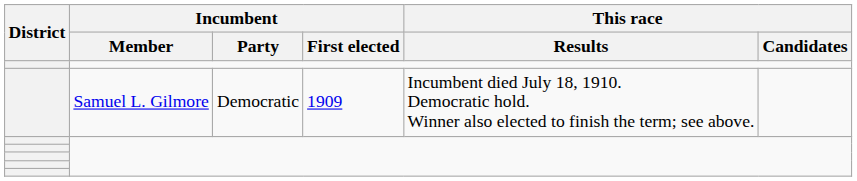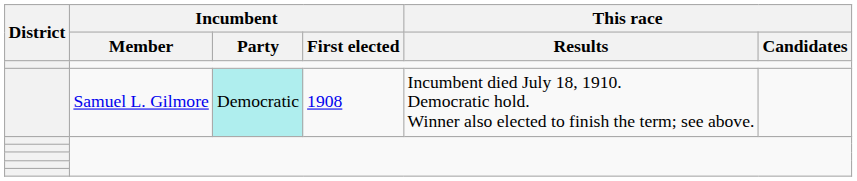(258, 102) no background -> (258, 102) paleturquoise background
(325, 102) 1909 -> (325, 102) 1908
